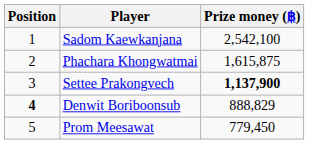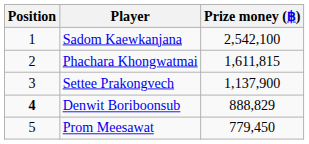(252, 61) 1,615,875 -> (252, 61) 1,611,815
(252, 83) bold -> (252, 83) normal
